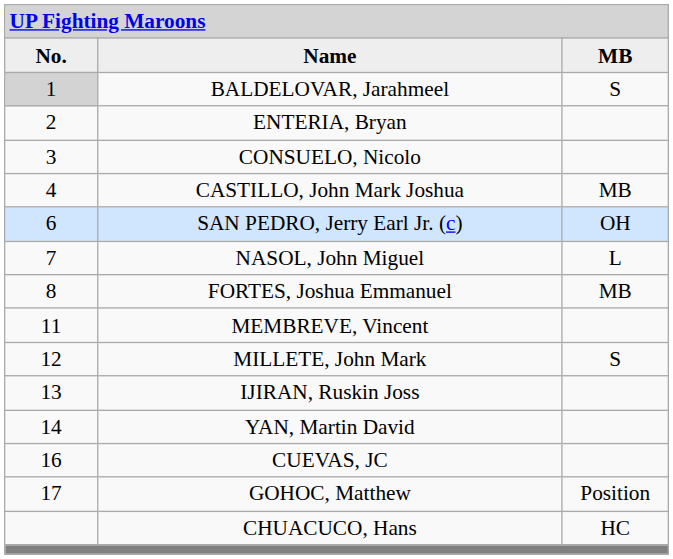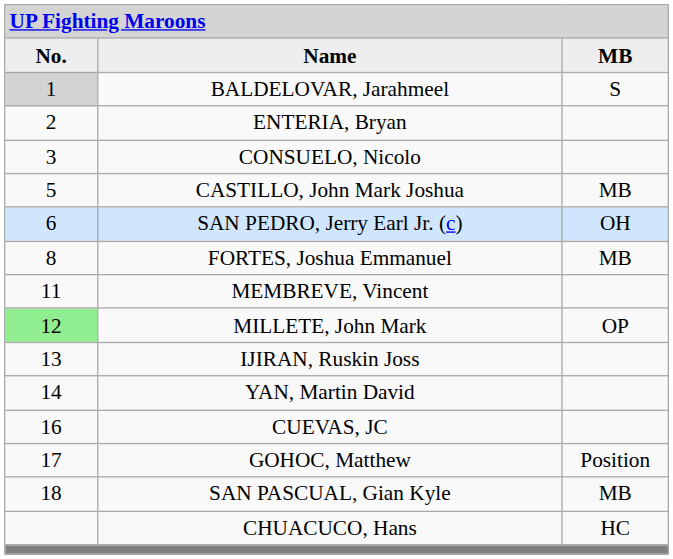(51, 190) 4 -> (51, 190) 5
- row: (330, 257)
(51, 358) no background -> (51, 325) lightgreen background
(615, 358) S -> (615, 325) OP
+ row: (330, 493)
